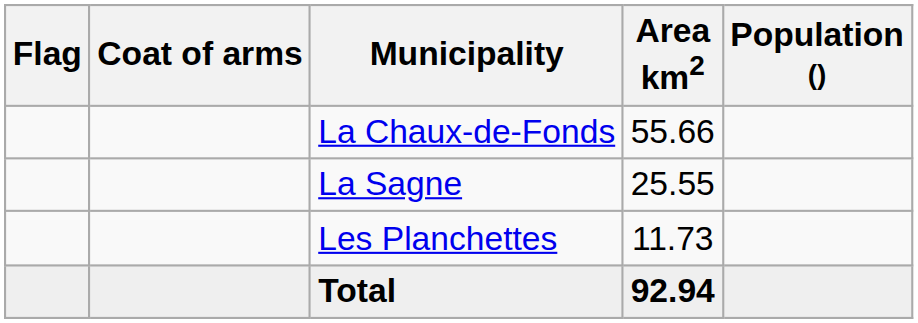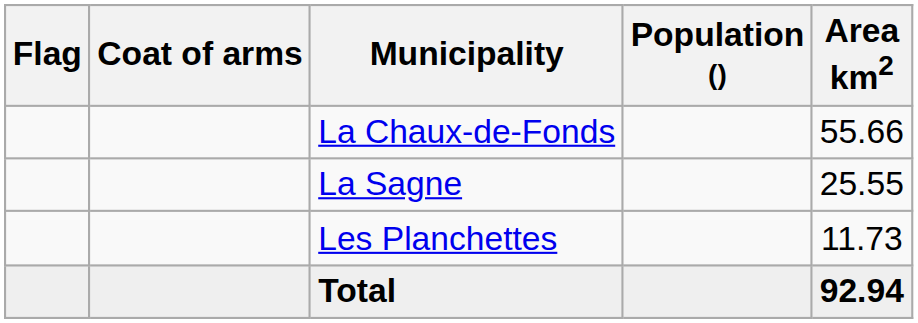columns swapped: (817, 54) <-> (673, 54)
